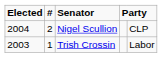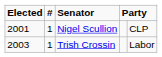(18, 29) 2004 -> (18, 29) 2001
(50, 29) 2 -> (50, 29) 1
